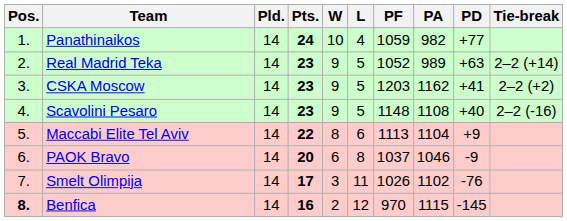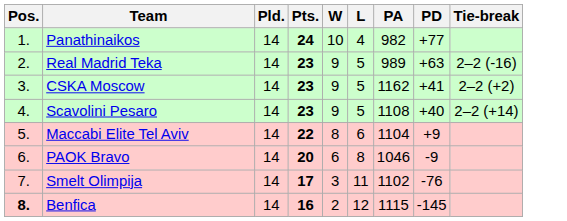- column: (393, 16)
(526, 63) 2–2 (+14) -> (486, 63) 2–2 (-16)
(526, 110) 2–2 (-16) -> (486, 110) 2–2 (+14)
